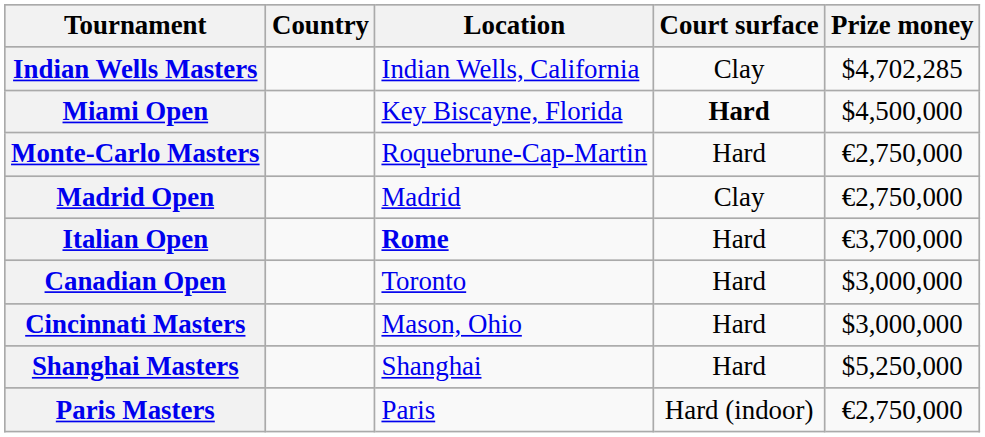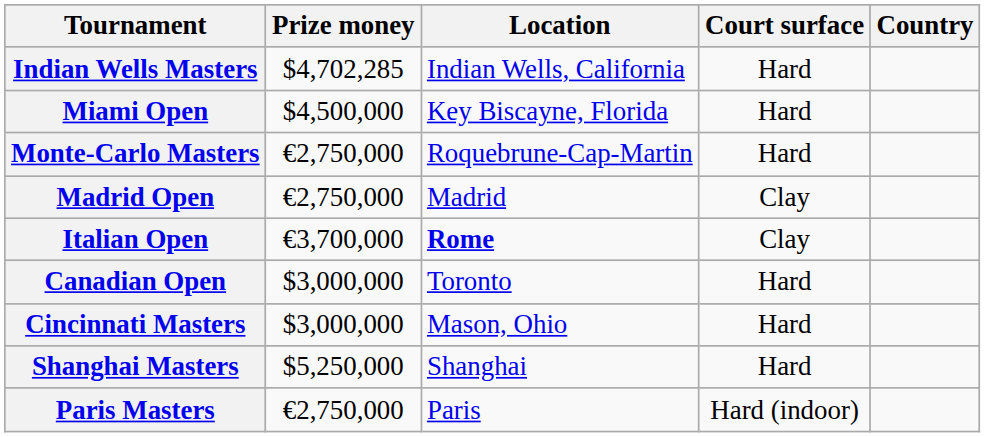columns swapped: (321, 25) <-> (902, 25)
(739, 68) Clay -> (785, 68) Hard
(739, 111) bold -> (785, 111) normal
(739, 238) Hard -> (785, 238) Clay
